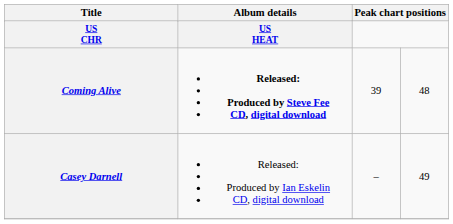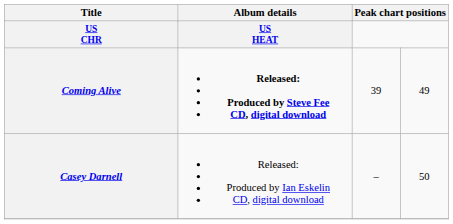(424, 90) 48 -> (424, 90) 49
(424, 176) 49 -> (424, 176) 50
